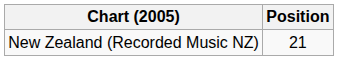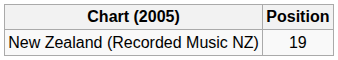(298, 42) 21 -> (298, 42) 19
